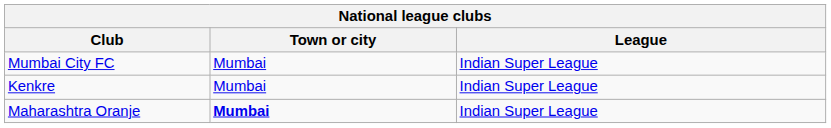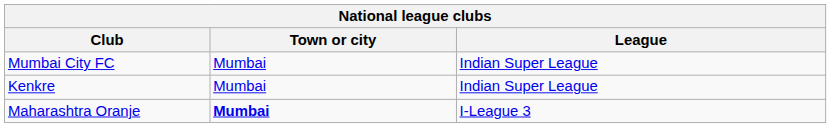(529, 110) Indian Super League -> (495, 110) I-League 3
